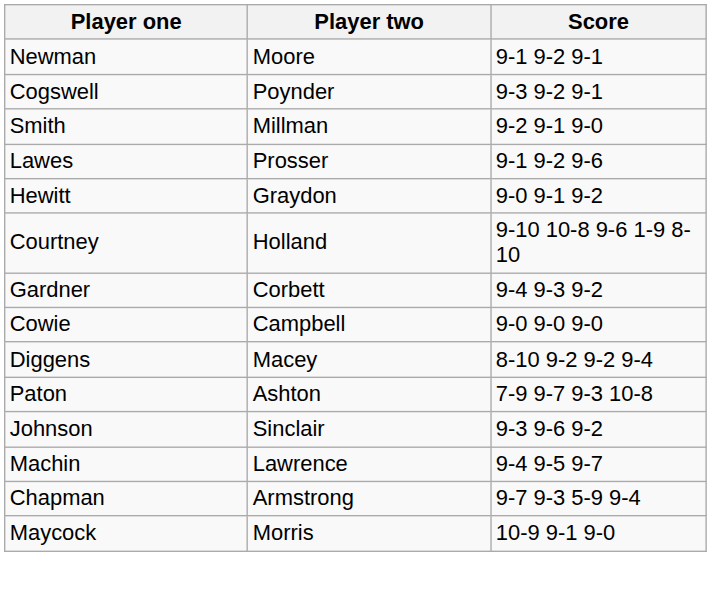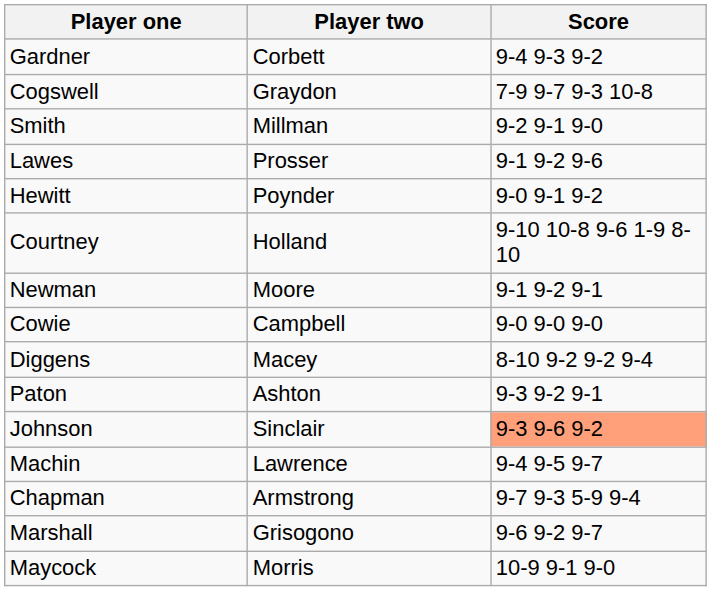rows swapped: (53, 56) <-> (50, 289)
(294, 91) Poynder -> (295, 91) Graydon
(549, 91) 9-3 9-2 9-1 -> (574, 91) 7-9 9-7 9-3 10-8
(295, 195) Graydon -> (294, 195) Poynder
(574, 394) 7-9 9-7 9-3 10-8 -> (549, 394) 9-3 9-2 9-1
(549, 428) no background -> (549, 428) lightsalmon background
+ row: (51, 533)
